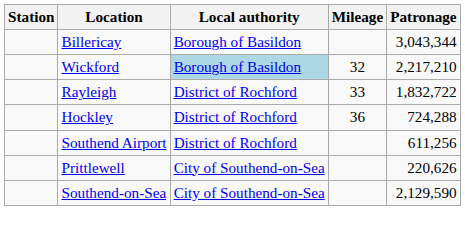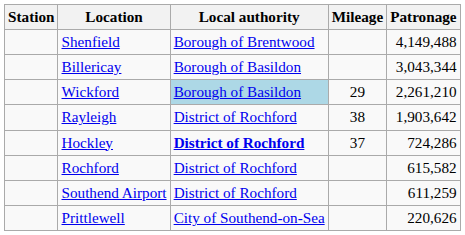+ row: (91, 42)
(357, 67) 32 -> (357, 92) 29
(426, 67) 2,217,210 -> (426, 92) 2,261,210
(357, 92) 33 -> (357, 117) 38
(426, 92) 1,832,722 -> (426, 117) 1,903,642
(235, 117) normal -> (239, 142) bold
(357, 117) 36 -> (357, 142) 37
(432, 117) 724,288 -> (432, 142) 724,286
+ row: (90, 167)
(432, 142) 611,256 -> (432, 192) 611,259
- row: (114, 192)
